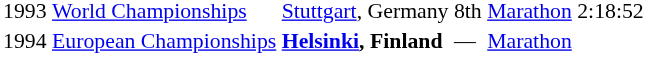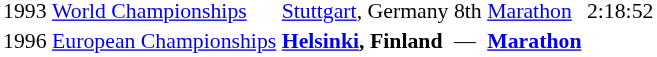(25, 41) 1994 -> (25, 41) 1996
(529, 41) normal -> (534, 41) bold
